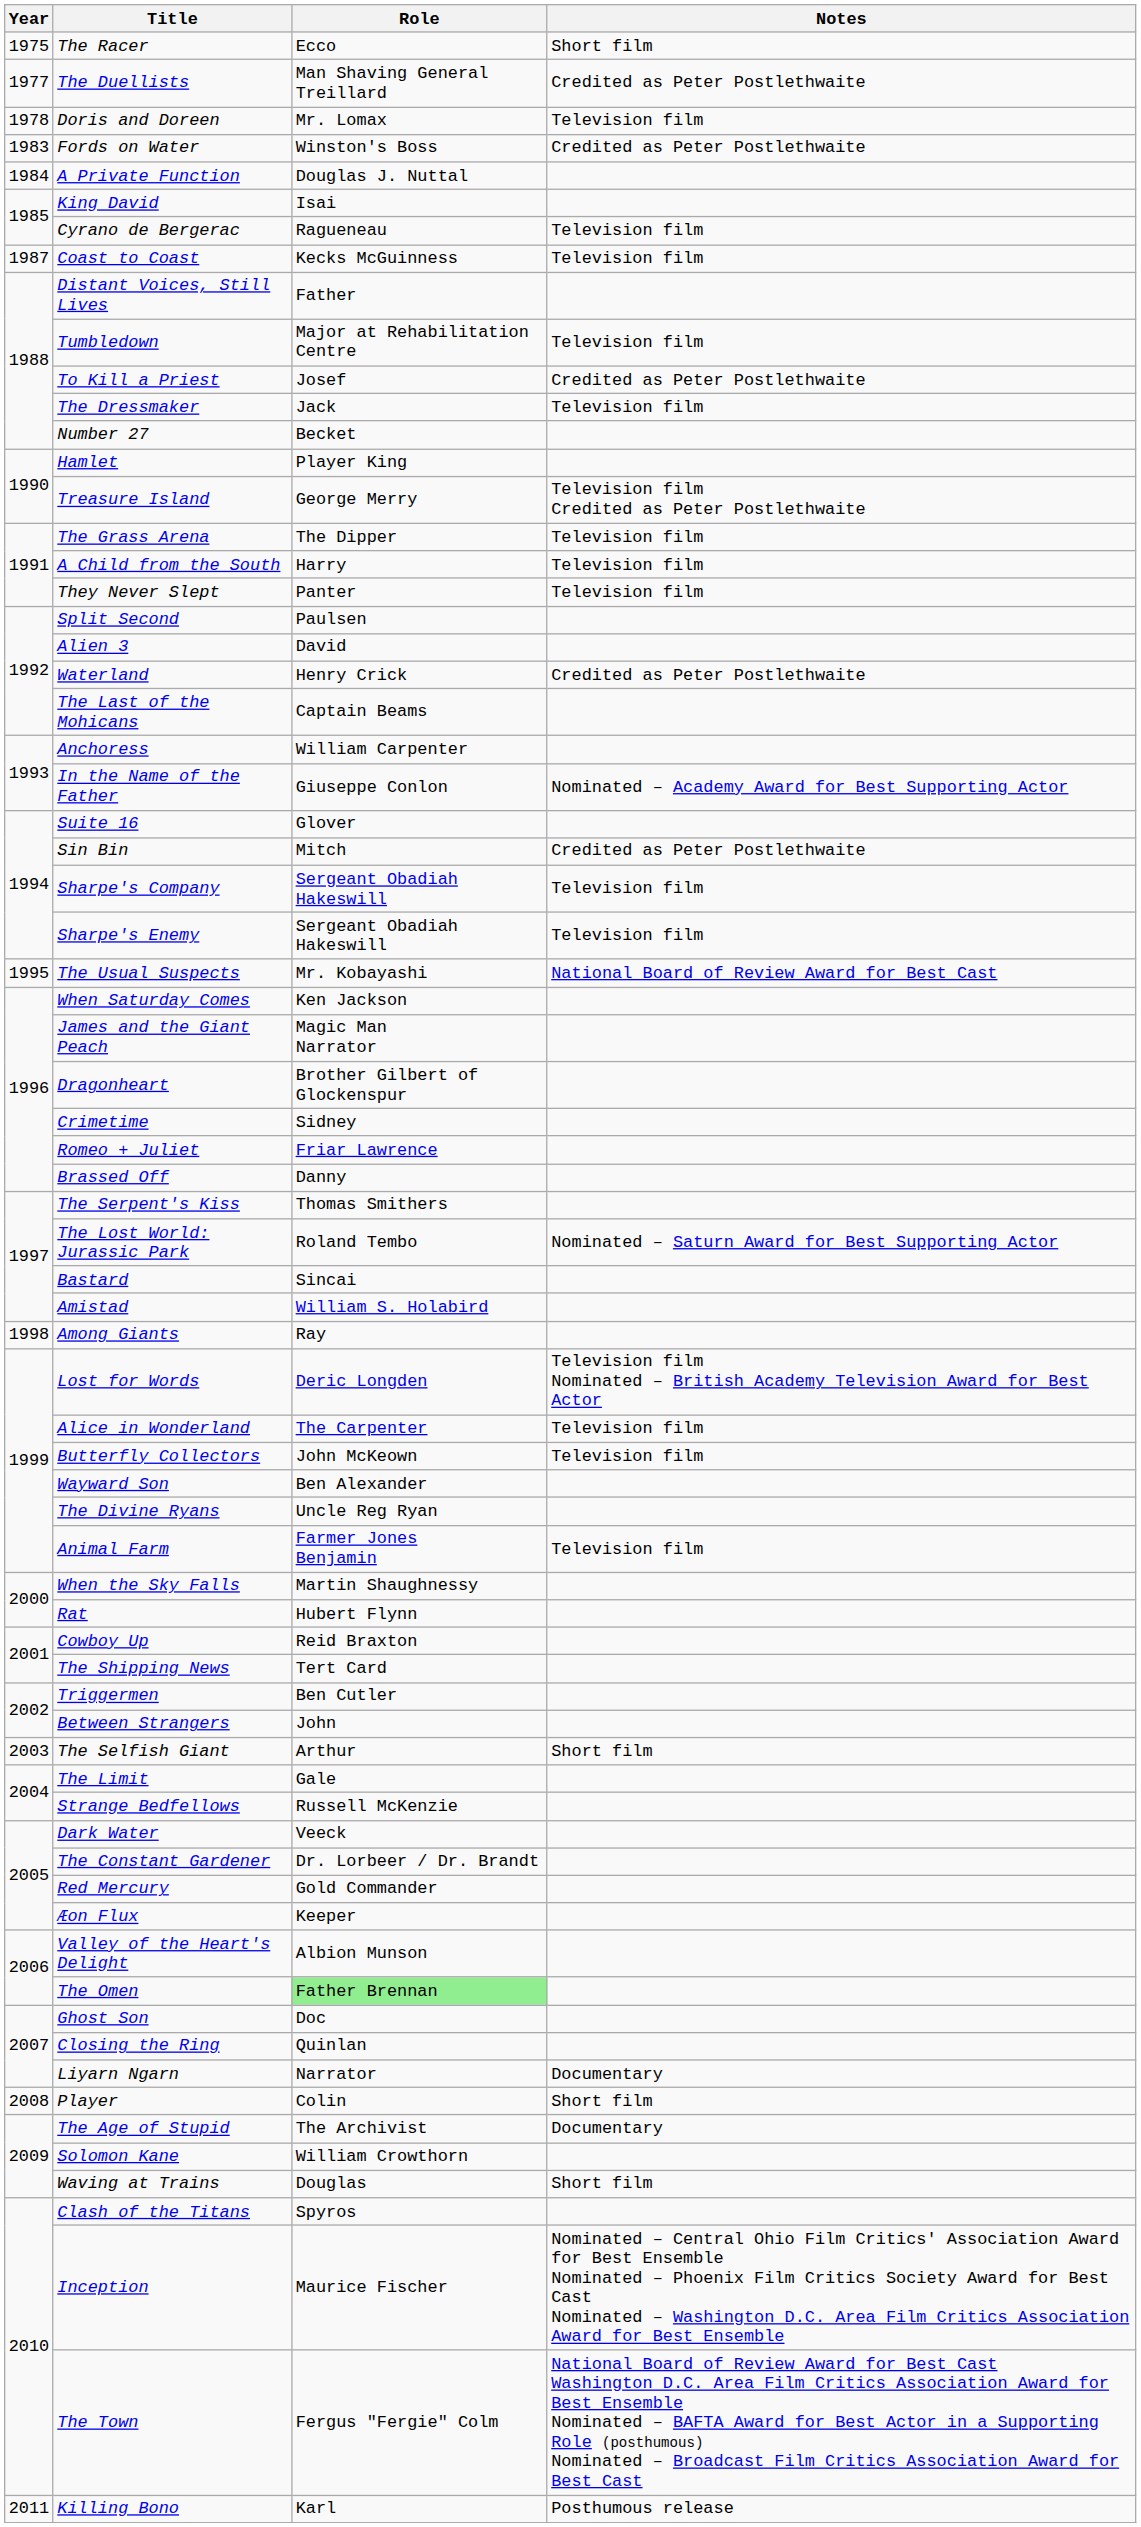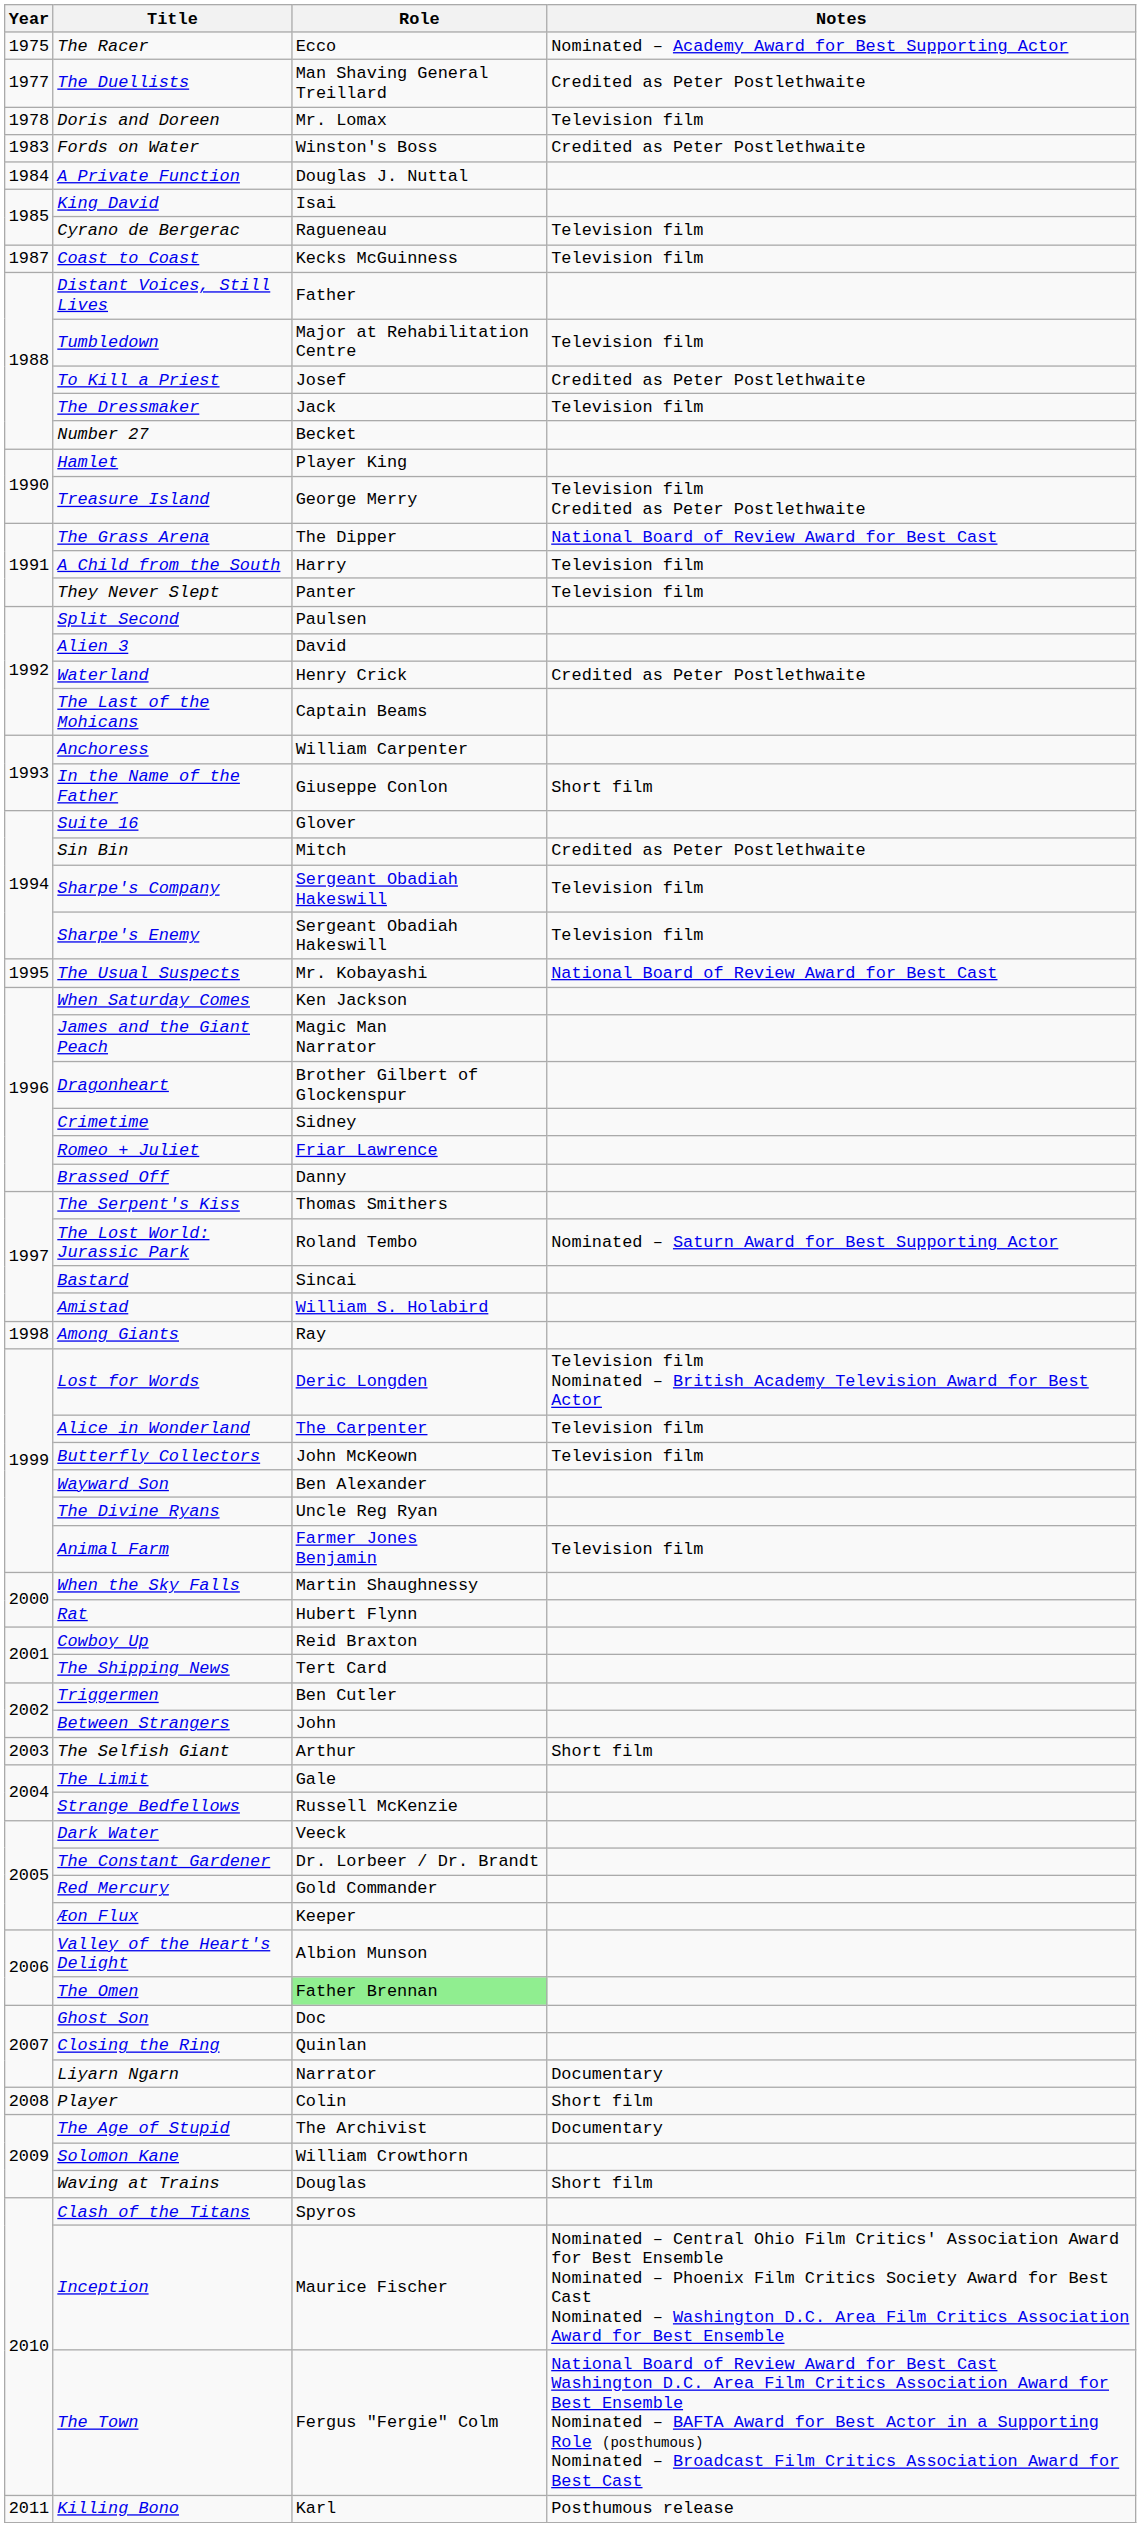(602, 46) Short film -> (810, 46) Nominated – Academy Award for Best Supporting Actor
(627, 537) Television film -> (774, 537) National Board of Review Award for Best Cast
(810, 787) Nominated – Academy Award for Best Supporting Actor -> (602, 787) Short film
